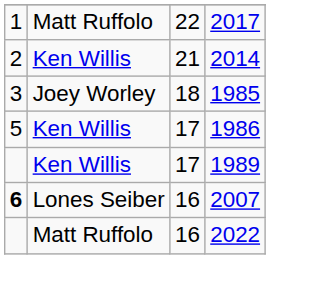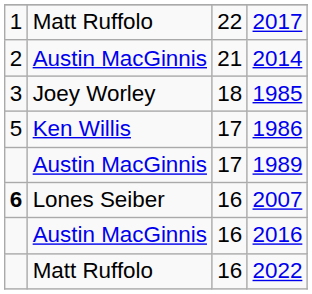(82, 57) Ken Willis -> (120, 57) Austin MacGinnis
(82, 164) Ken Willis -> (120, 164) Austin MacGinnis
+ row: (277, 235)
